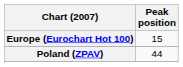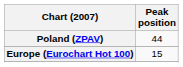rows swapped: (70, 38) <-> (70, 54)
